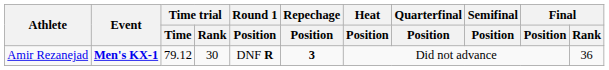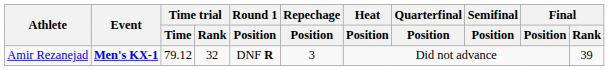(212, 55) 30 -> (212, 55) 32
(312, 55) bold -> (312, 55) normal
(587, 55) 36 -> (587, 55) 39
